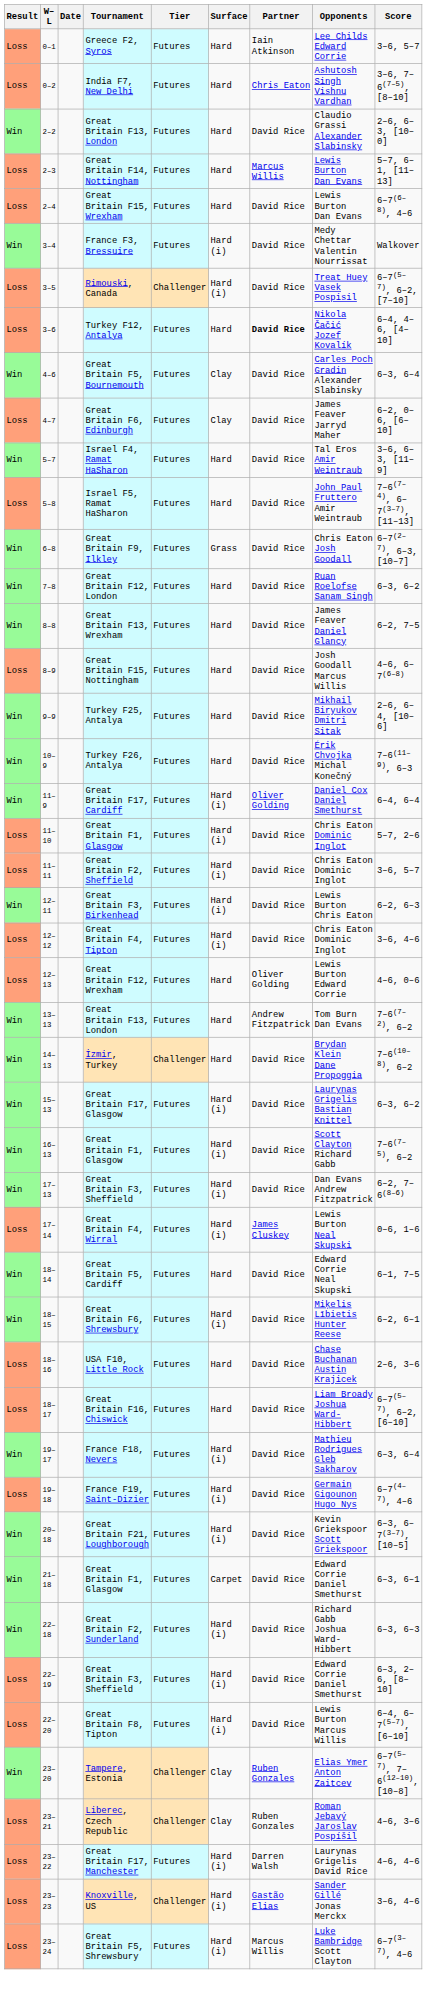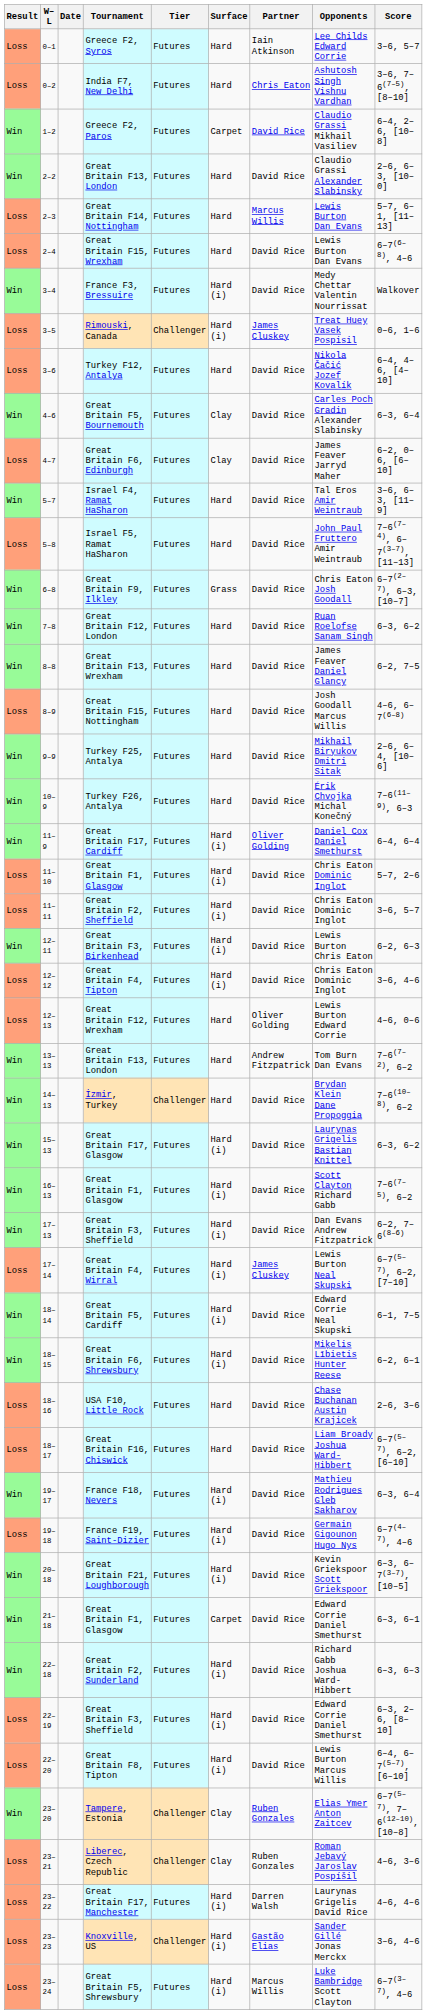+ row: (49, 132)
(278, 288) David Rice -> (270, 331) James Cluskey
(397, 288) 6–7(5–7), 6–2, [7–10] -> (398, 331) 0–6, 1–6
(278, 330) bold -> (278, 371) normal
(398, 1230) 0–6, 1–6 -> (397, 1270) 6–7(5–7), 6–2, [7–10]
(221, 1275) Hard -> (221, 1315) Hard (i)
